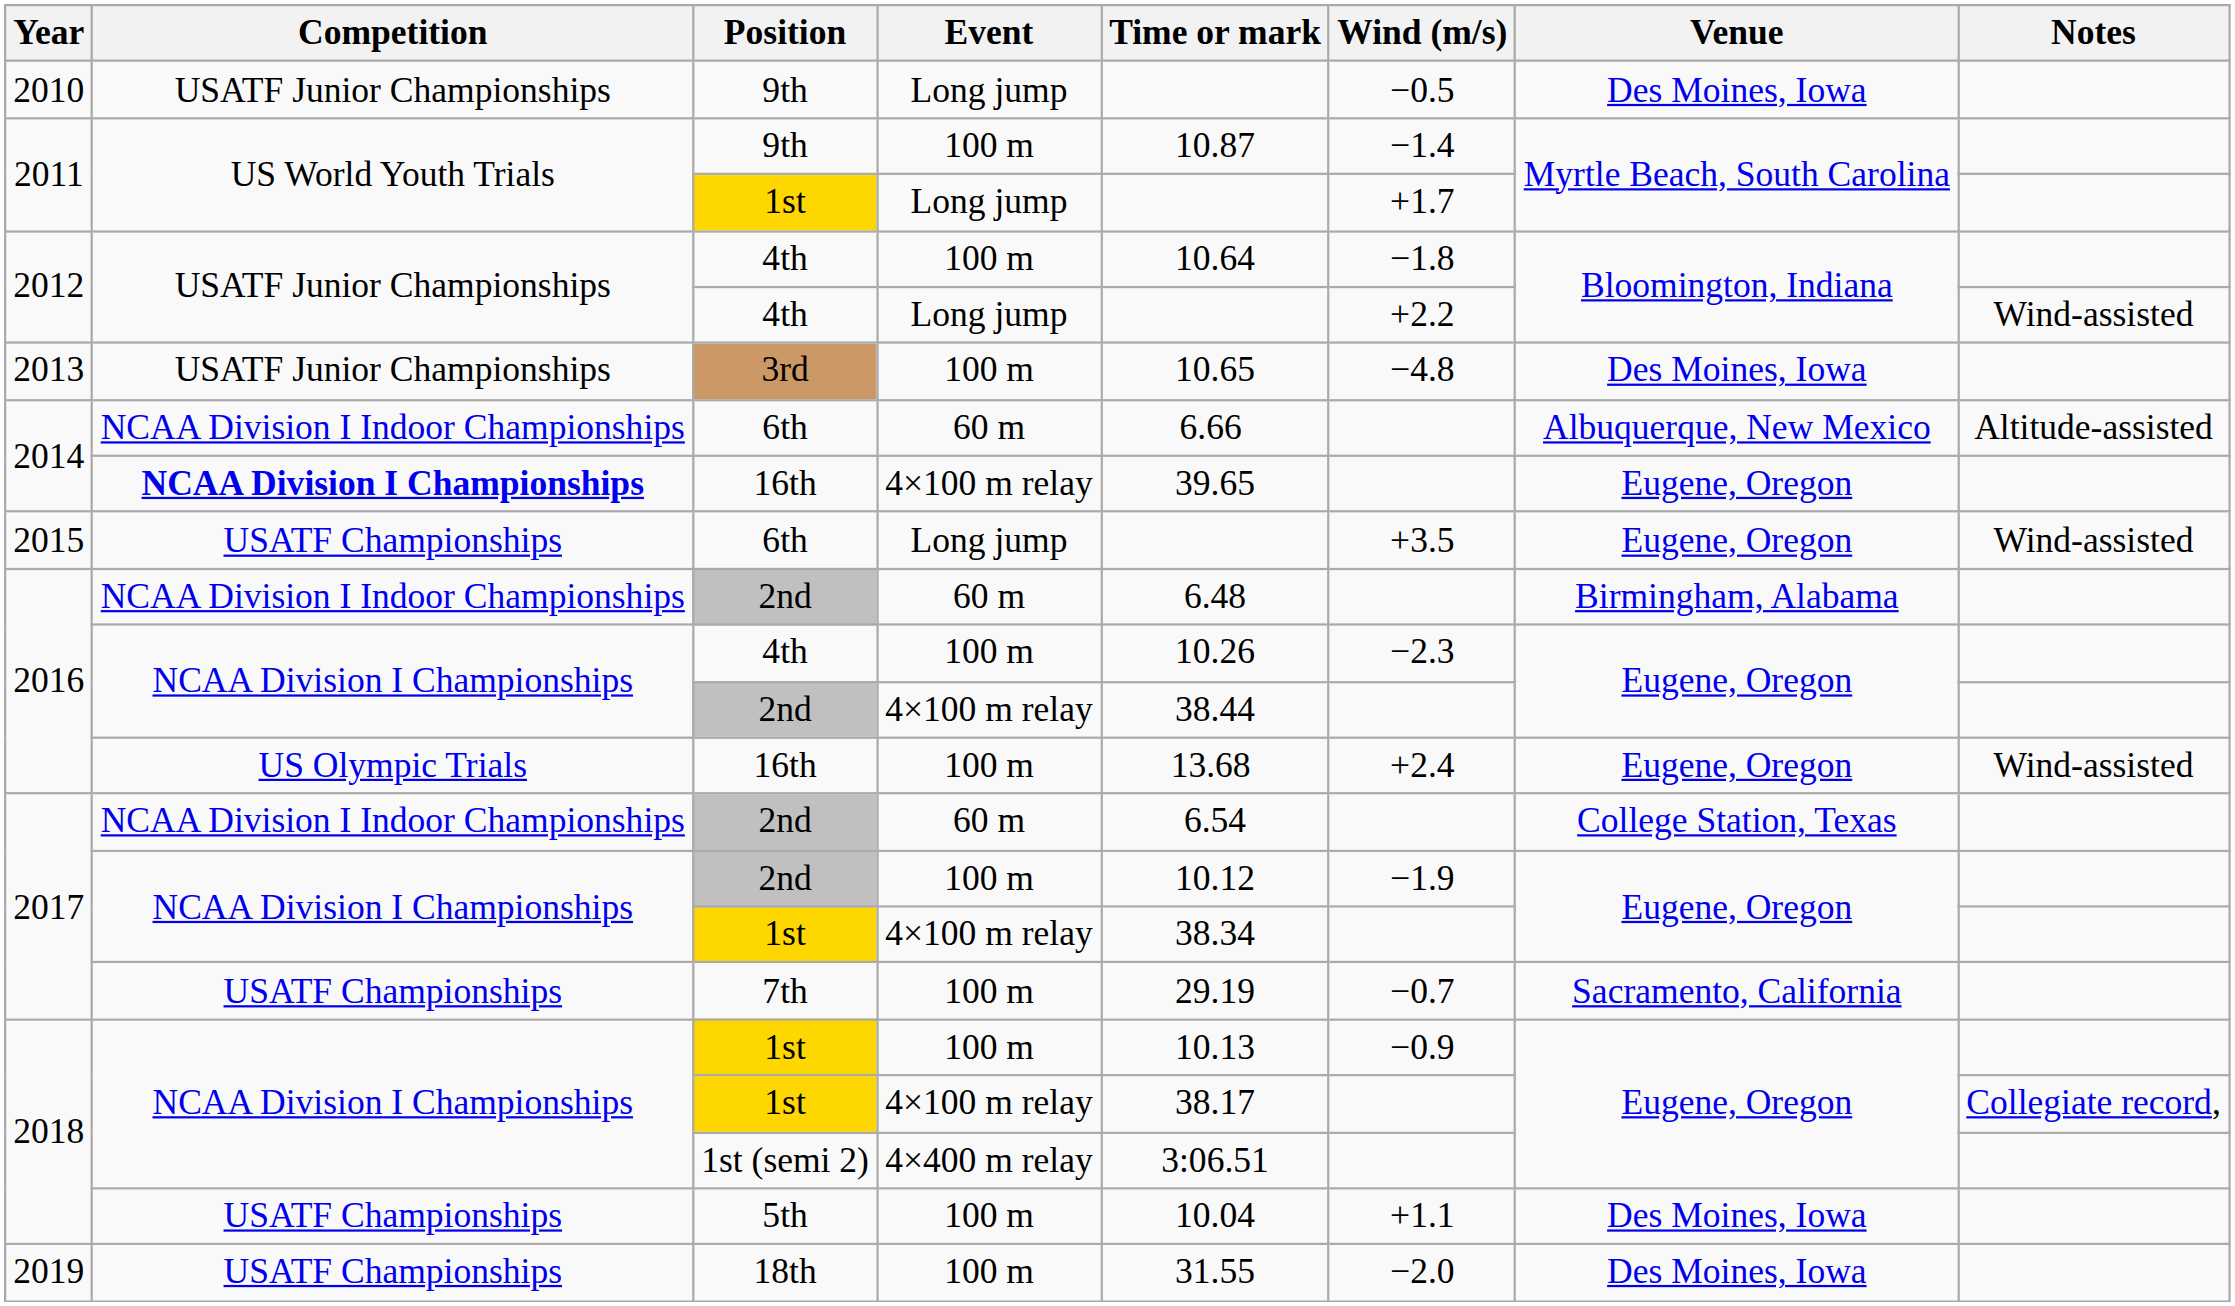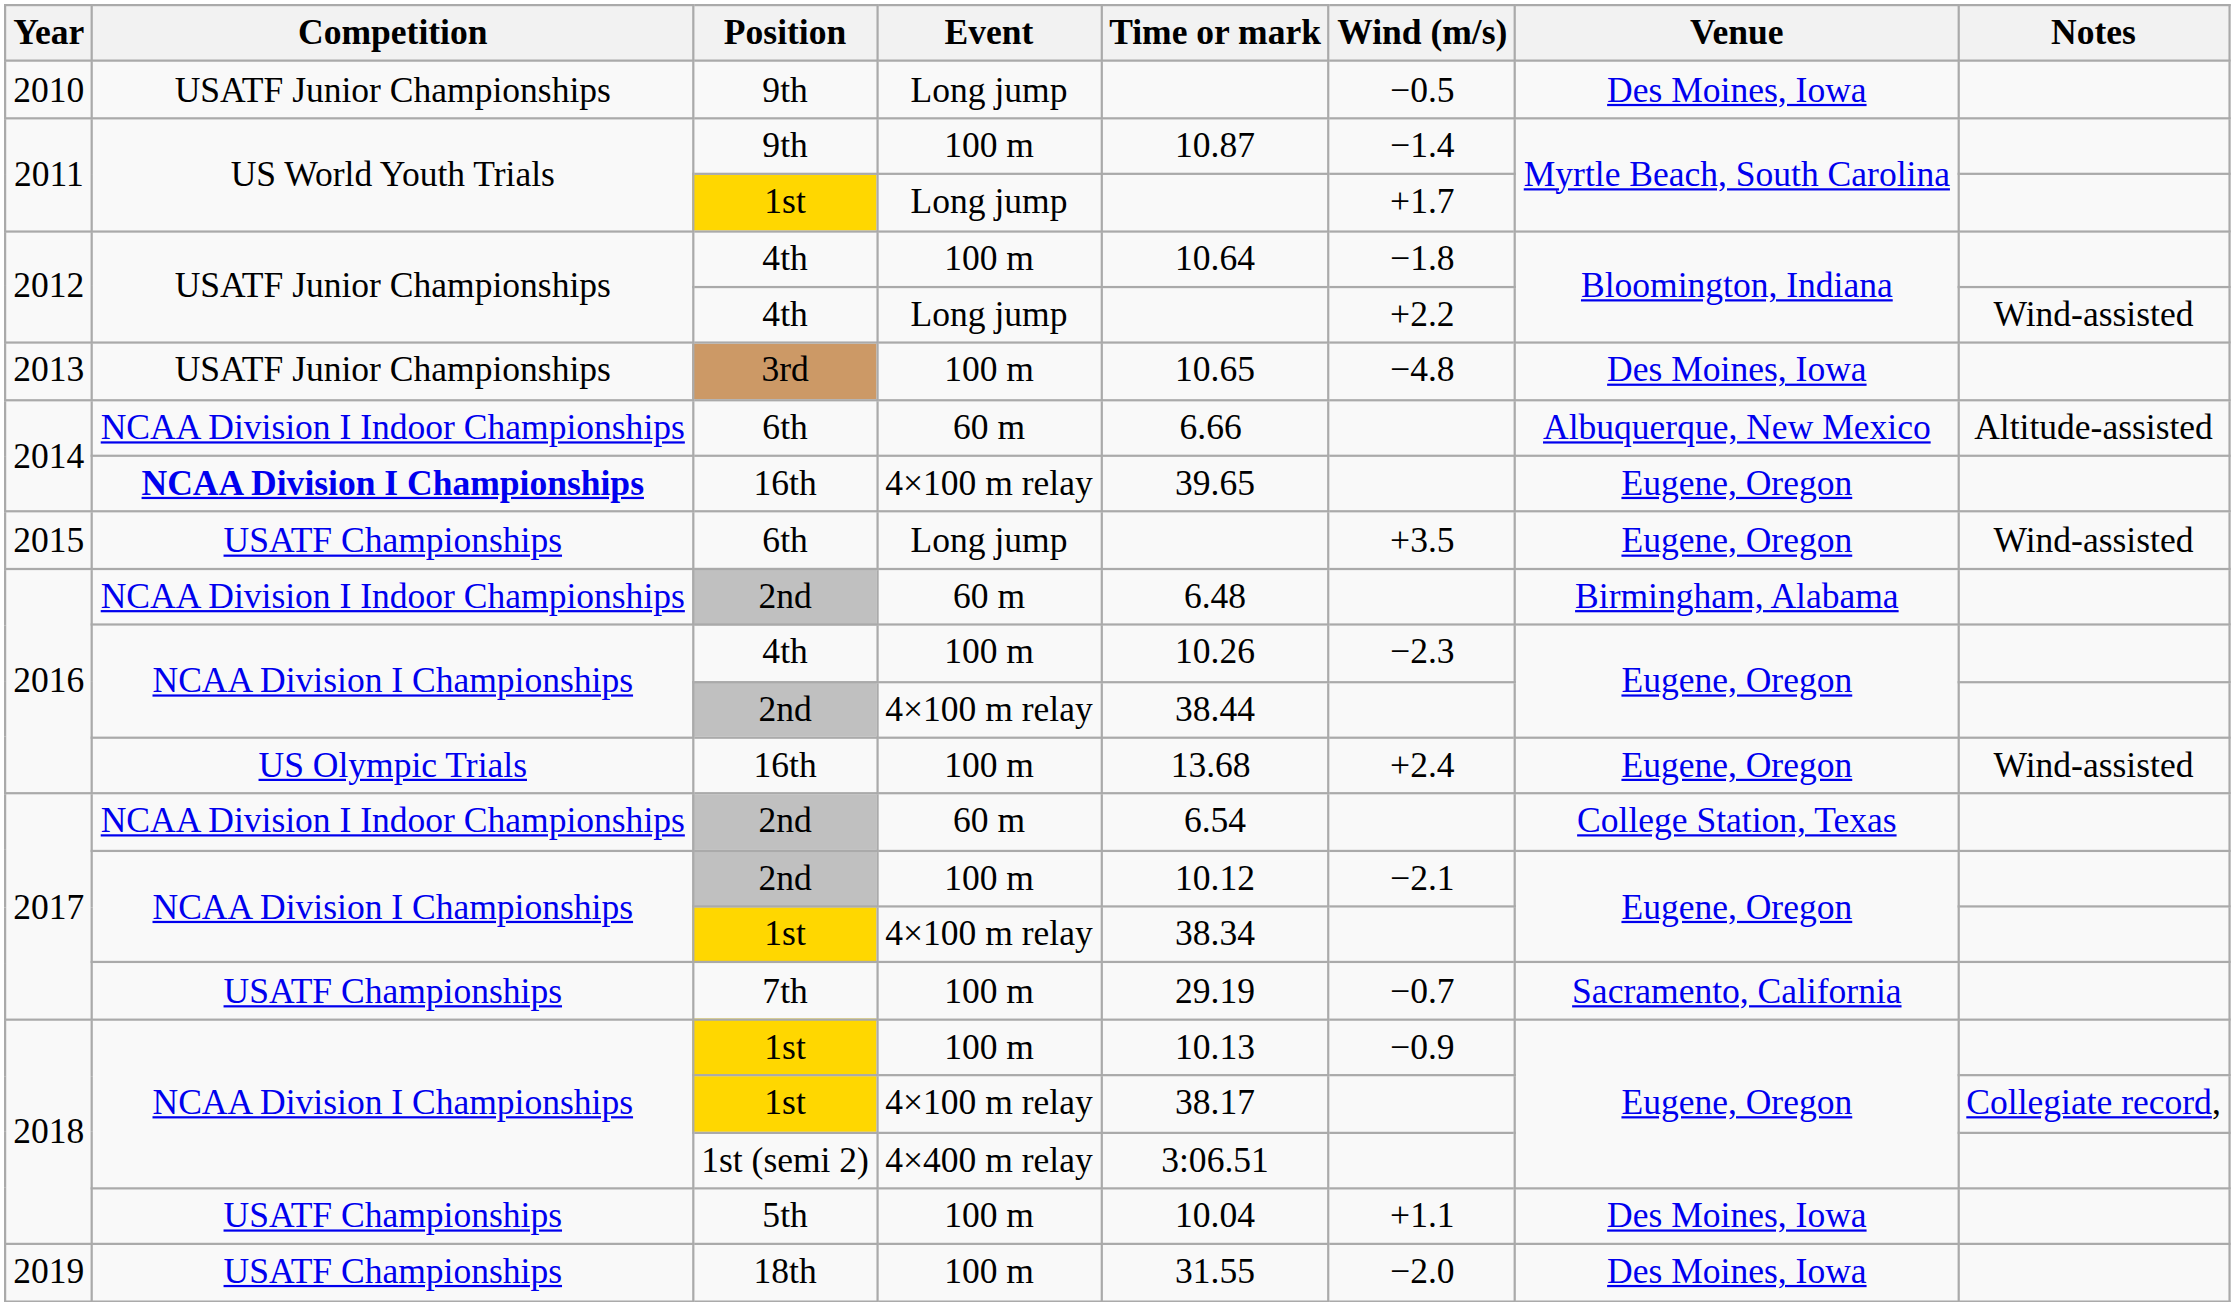(1422, 877) −1.9 -> (1422, 877) −2.1
